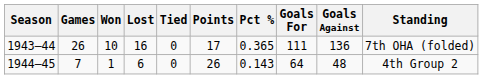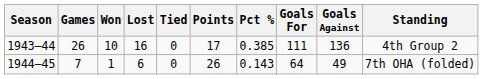(257, 46) 0.365 -> (257, 46) 0.385
(420, 46) 7th OHA (folded) -> (420, 46) 4th Group 2
(339, 64) 48 -> (339, 64) 49
(420, 64) 4th Group 2 -> (420, 64) 7th OHA (folded)
